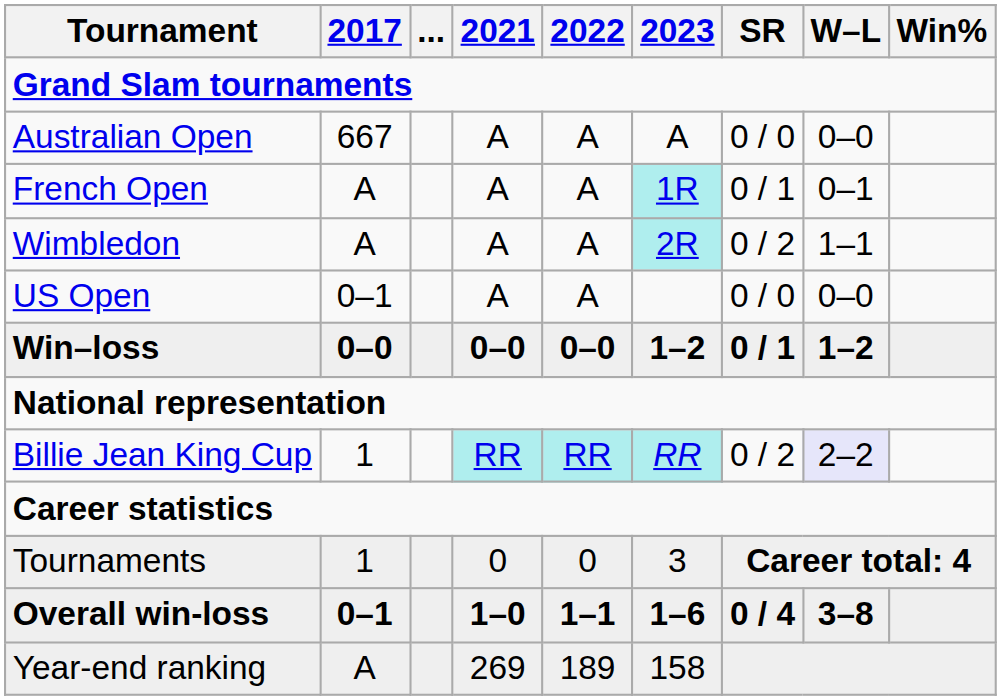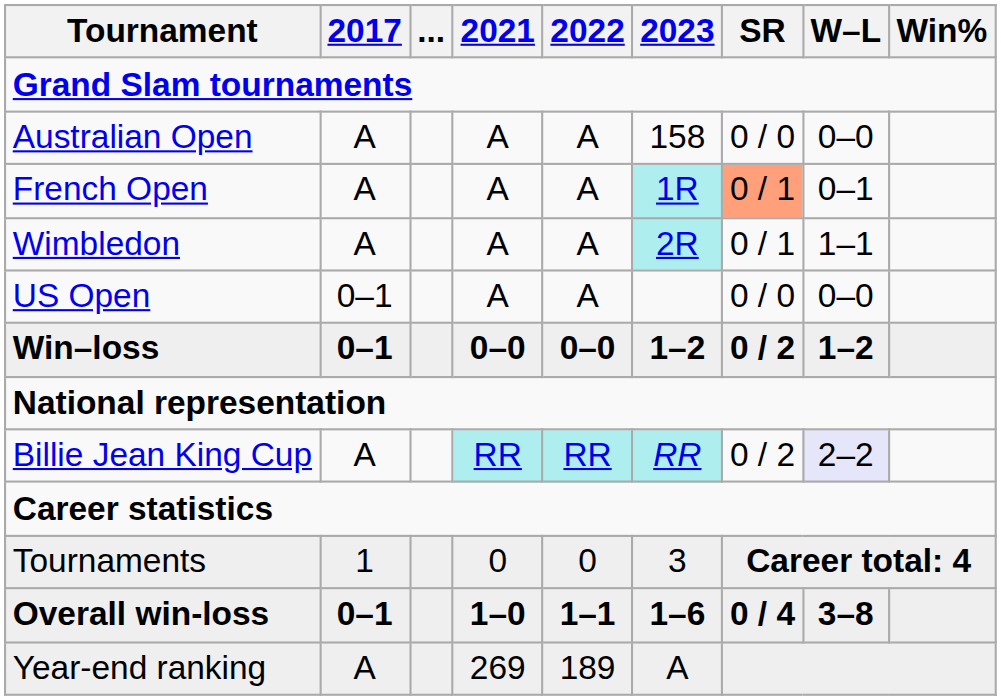(365, 137) 667 -> (365, 137) A
(677, 137) A -> (677, 137) 158
(763, 190) no background -> (763, 190) lightsalmon background
(763, 243) 0 / 2 -> (763, 243) 0 / 1
(365, 349) 0–0 -> (365, 349) 0–1
(763, 349) 0 / 1 -> (763, 349) 0 / 2
(365, 455) 1 -> (365, 455) A
(677, 667) 158 -> (677, 667) A
